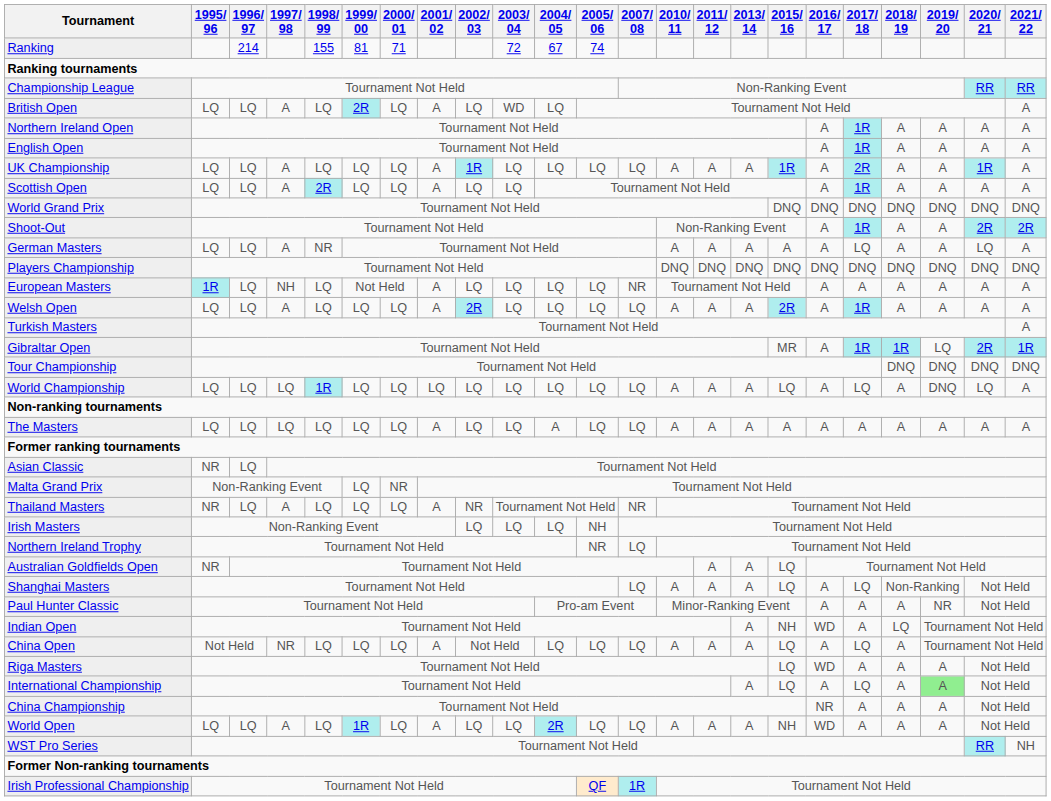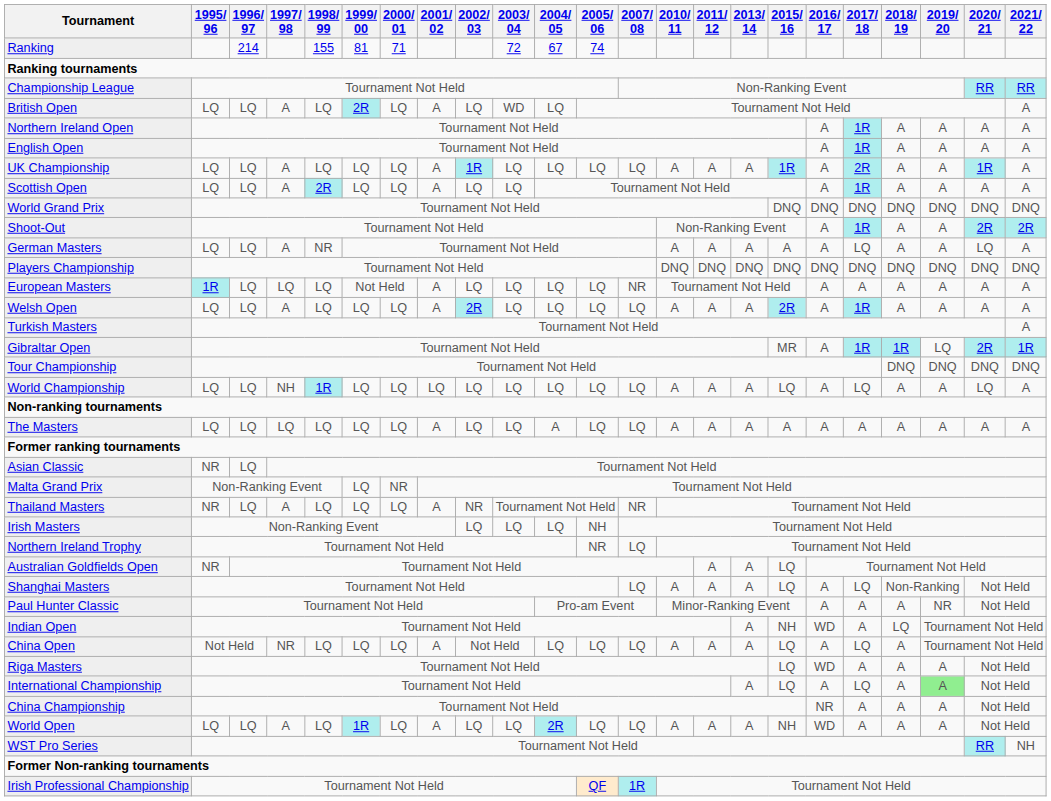(286, 287) NH -> (286, 287) LQ
(286, 387) LQ -> (286, 387) NH
(943, 387) DNQ -> (943, 387) A
